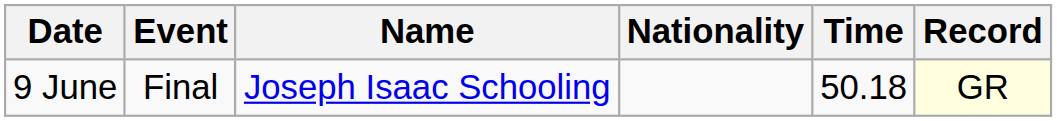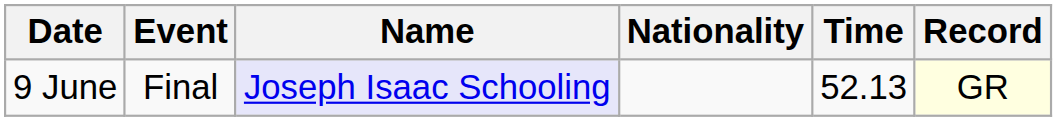(427, 87) no background -> (427, 87) lavender background
(864, 87) 50.18 -> (864, 87) 52.13
